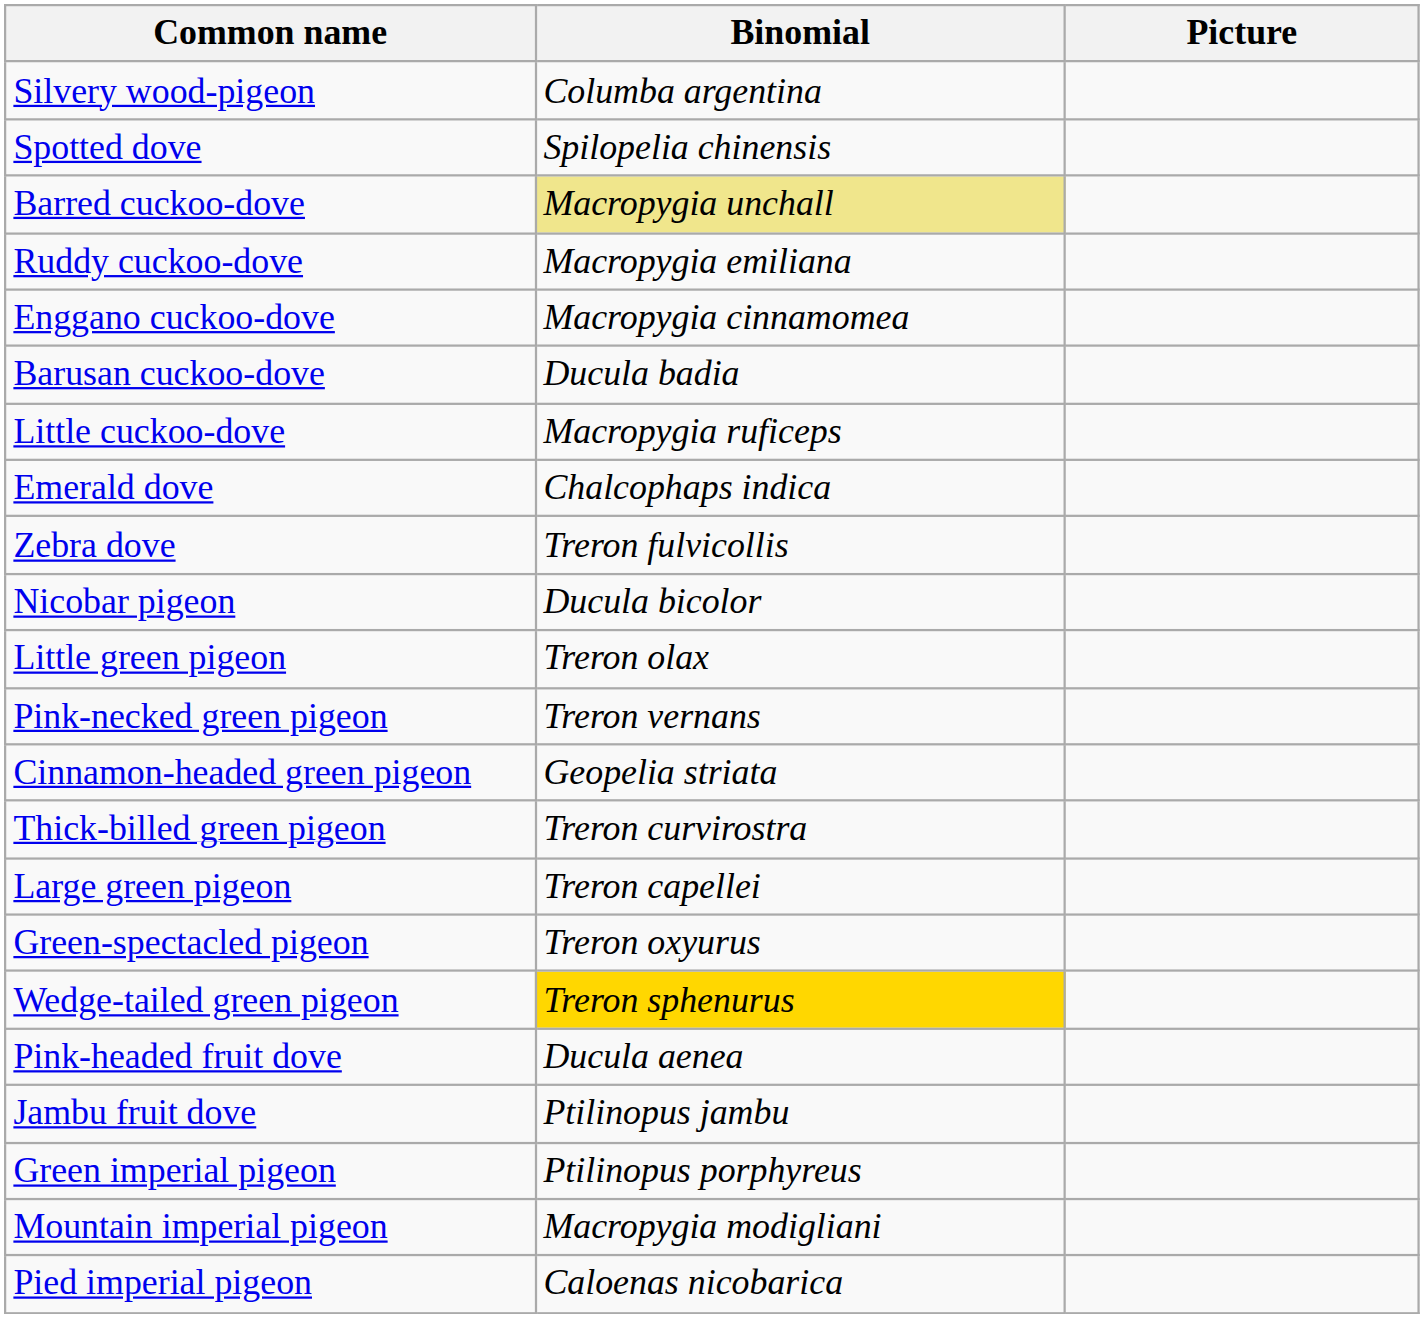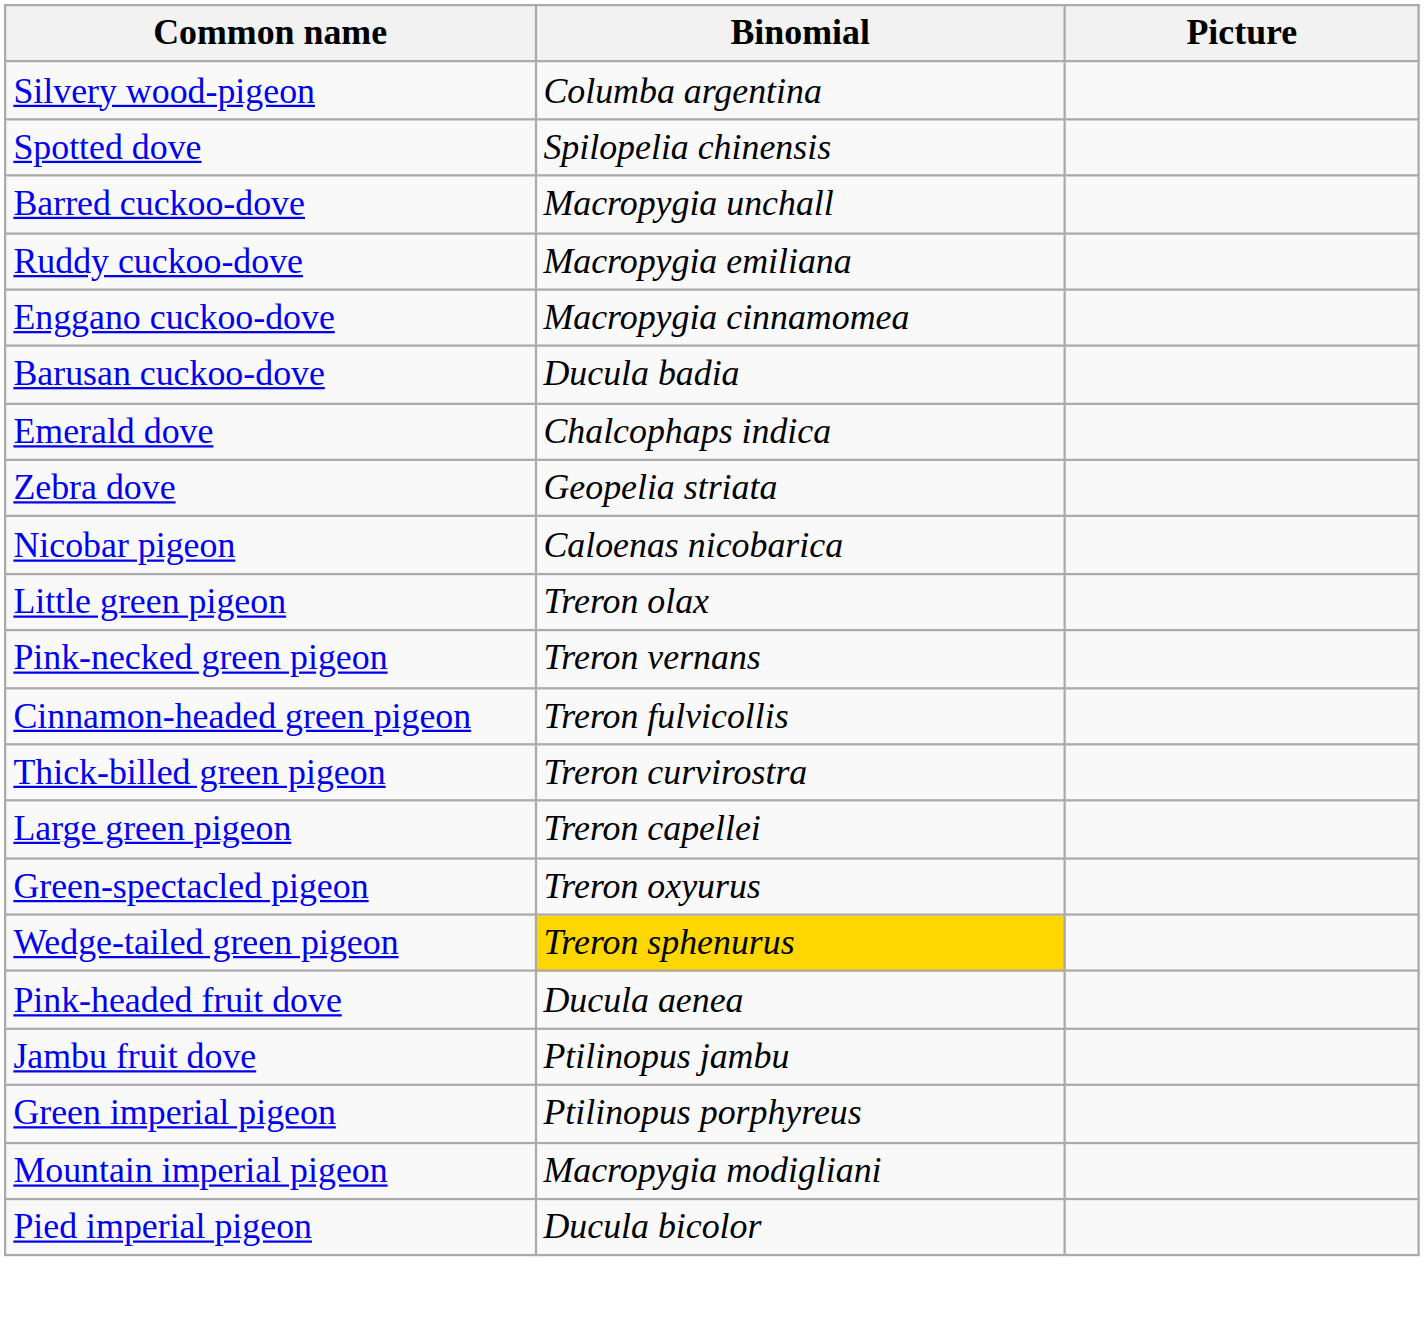(689, 203) khaki background -> (689, 203) no background
- row: (149, 430)
(666, 544) Treron fulvicollis -> (660, 487) Geopelia striata
(652, 601) Ducula bicolor -> (693, 544) Caloenas nicobarica
(660, 771) Geopelia striata -> (666, 715) Treron fulvicollis
(693, 1283) Caloenas nicobarica -> (652, 1226) Ducula bicolor
